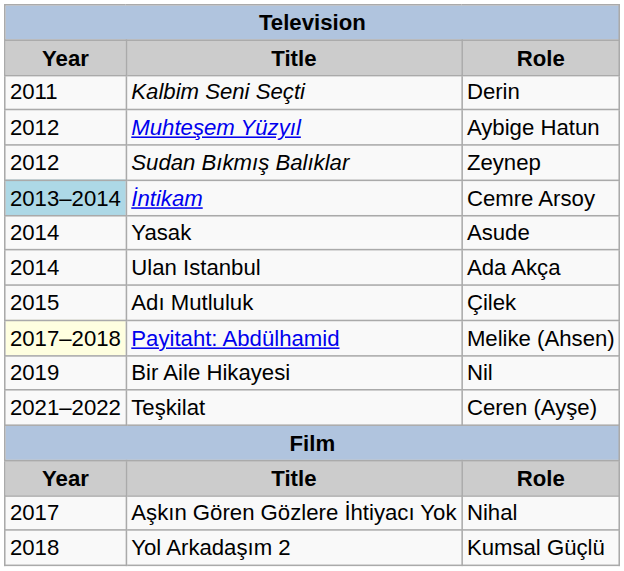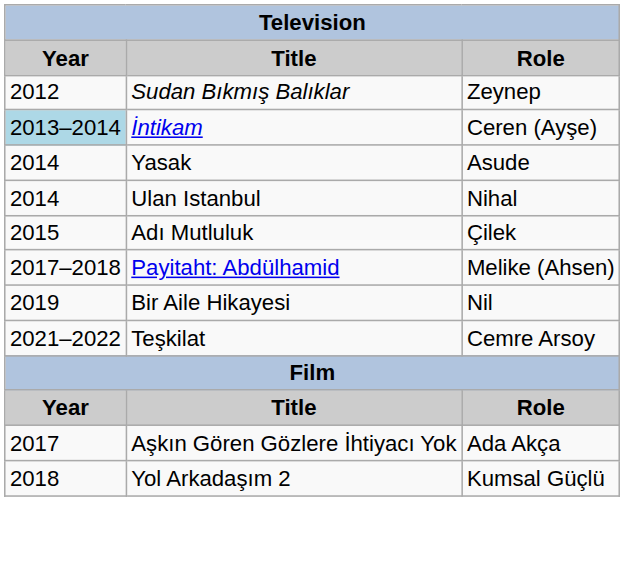- row: (218, 93)
- row: (216, 128)
(531, 198) Cemre Arsoy -> (532, 128) Ceren (Ayşe)
(514, 268) Ada Akça -> (492, 198) Nihal
(65, 338) lightyellow background -> (65, 268) no background
(532, 408) Ceren (Ayşe) -> (531, 338) Cemre Arsoy
(492, 513) Nihal -> (514, 443) Ada Akça
